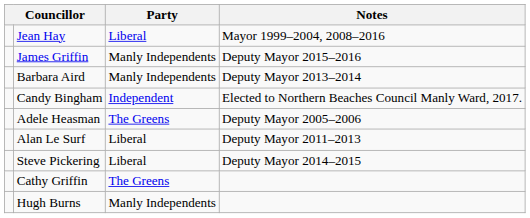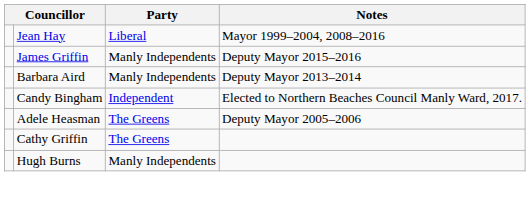- row: (51, 139)
- row: (58, 160)
